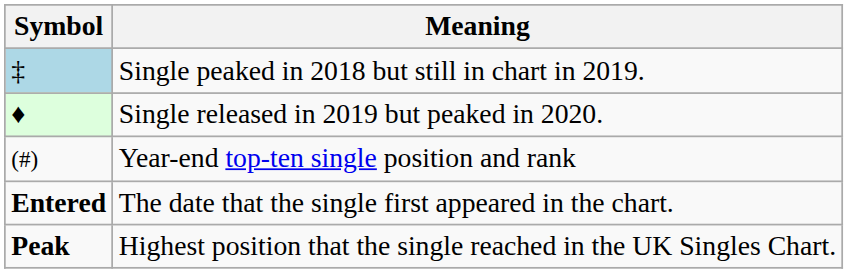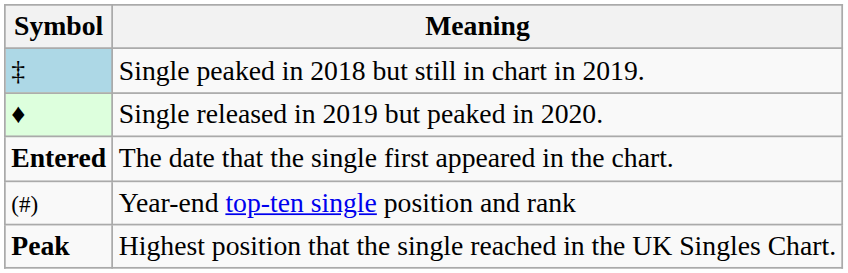rows swapped: (347, 158) <-> (396, 202)
